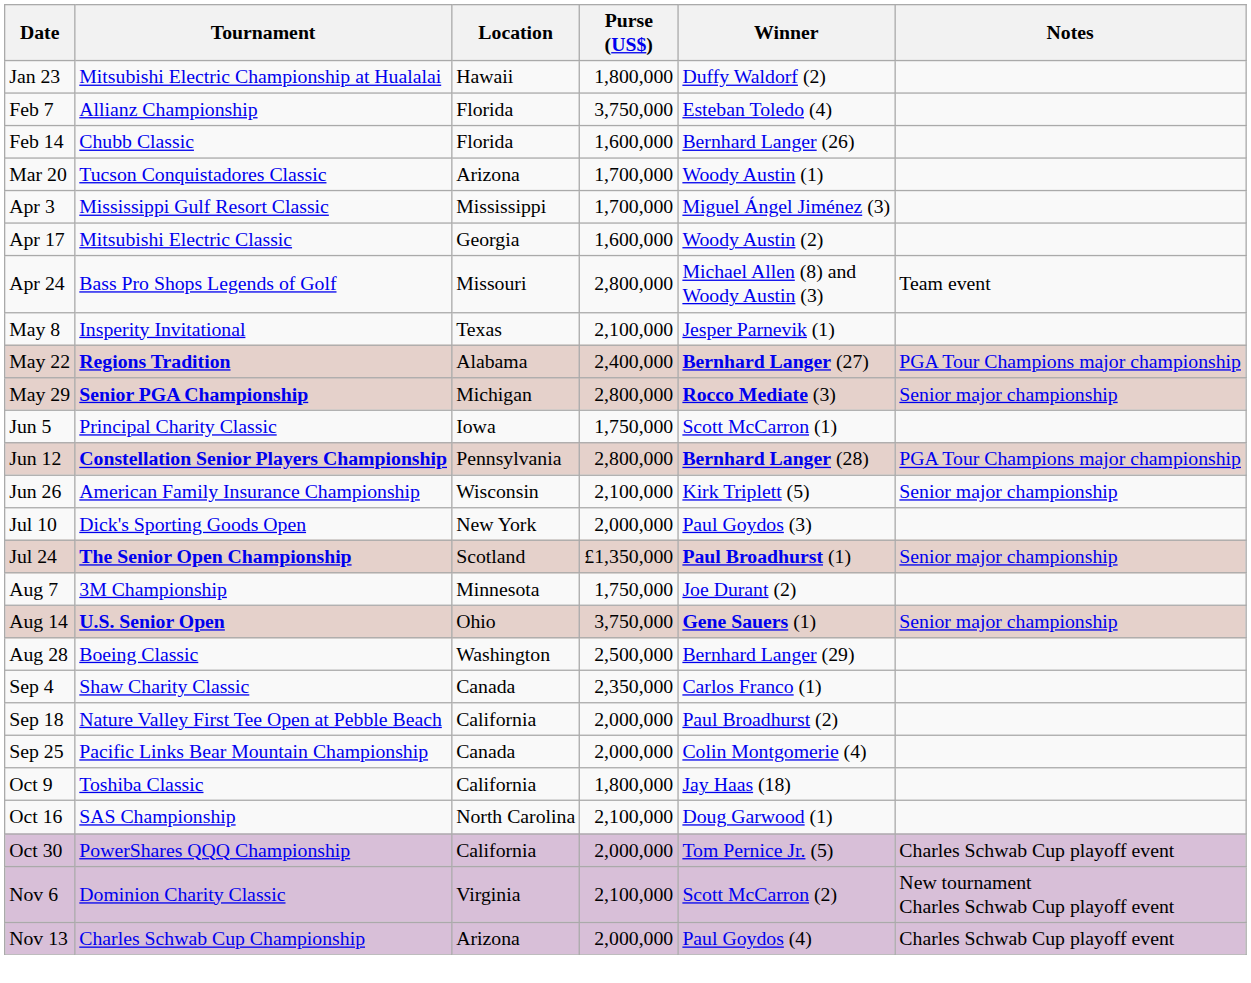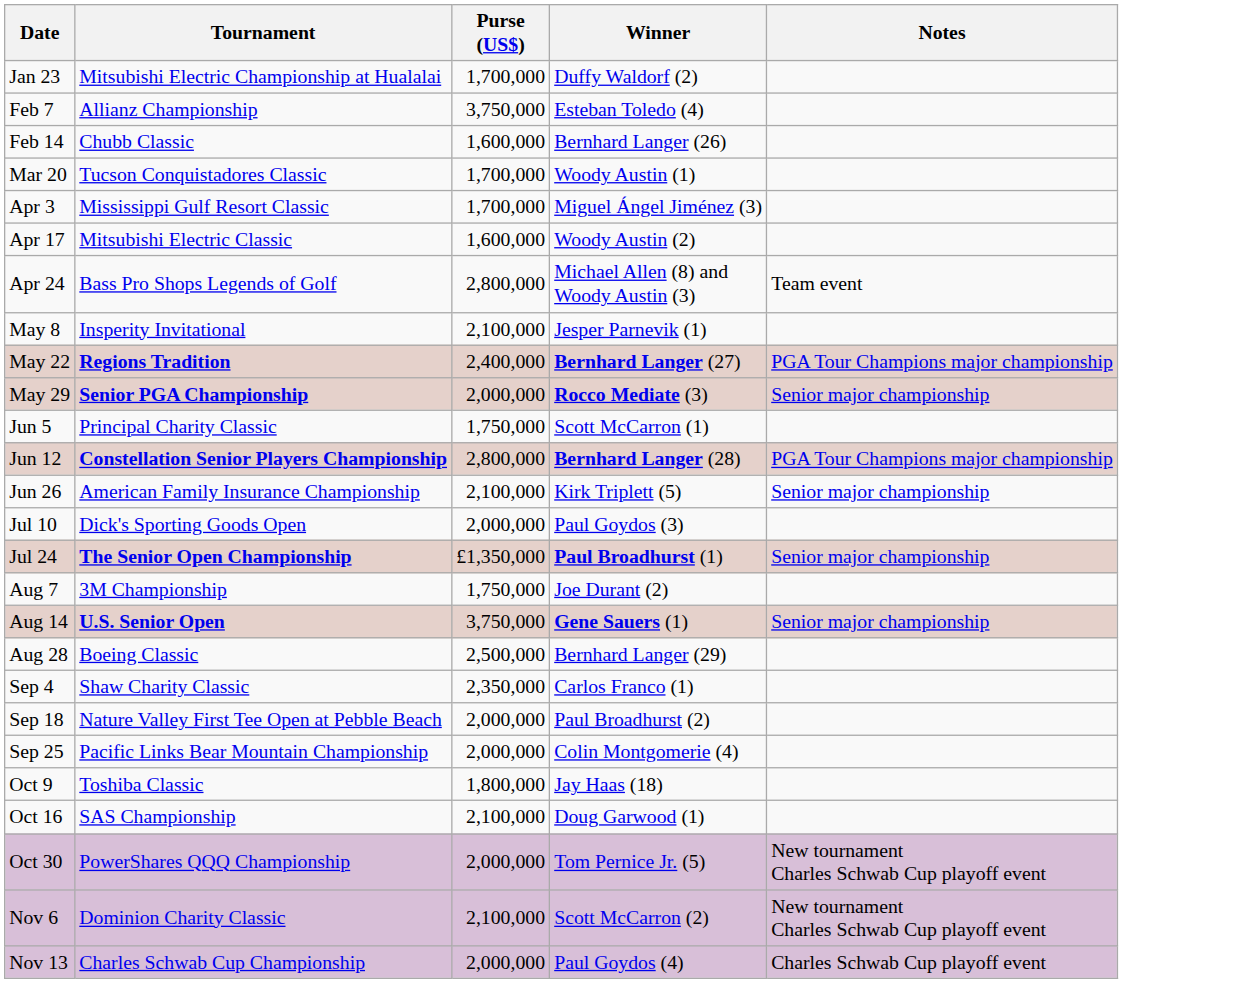- column: (516, 32)
(634, 76) 1,800,000 -> (506, 76) 1,700,000
(634, 393) 2,800,000 -> (506, 393) 2,000,000
(1037, 849) Charles Schwab Cup playoff event -> (909, 861) New tournament Charles Schwab Cup playoff event
